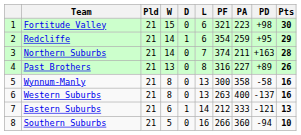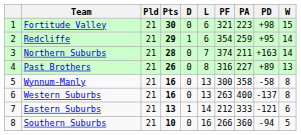columns swapped: (169, 11) <-> (286, 11)
